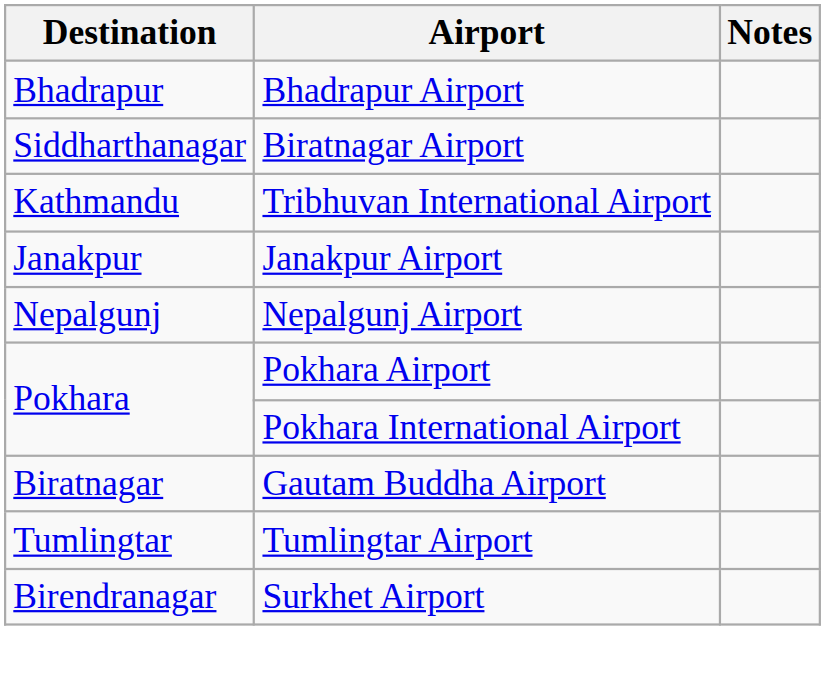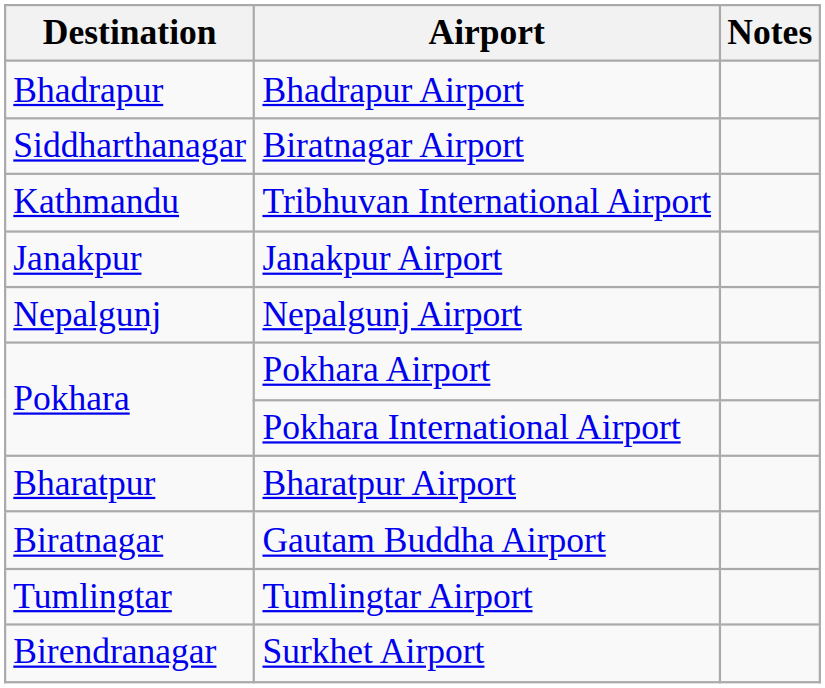+ row: (389, 483)
